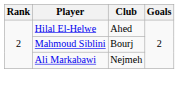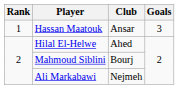+ row: (69, 28)
